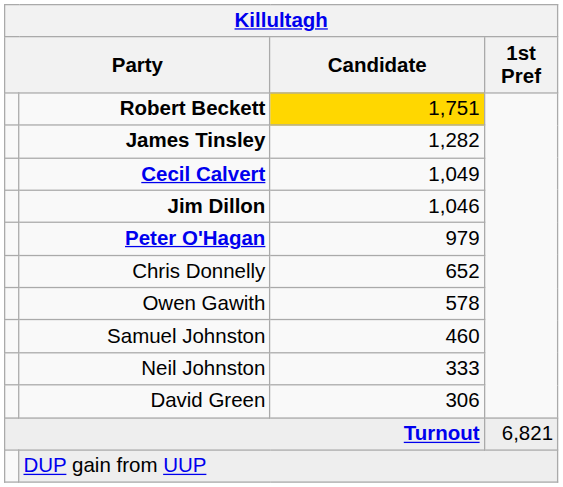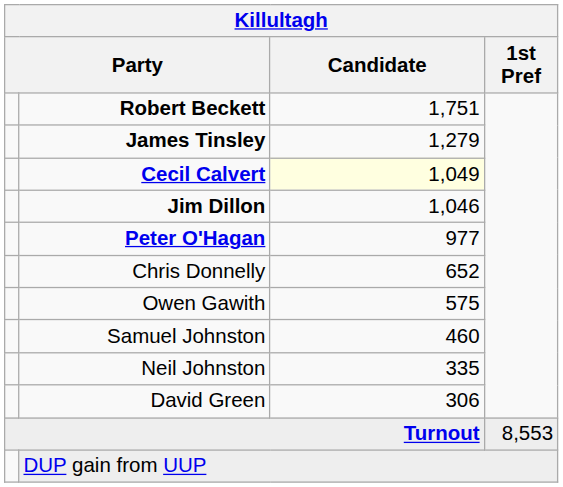(454, 108) gold background -> (454, 108) no background
(454, 141) 1,282 -> (454, 141) 1,279
(454, 173) no background -> (454, 173) lightyellow background
(463, 238) 979 -> (463, 238) 977
(463, 303) 578 -> (463, 303) 575
(463, 368) 333 -> (463, 368) 335
(527, 433) 6,821 -> (527, 433) 8,553
